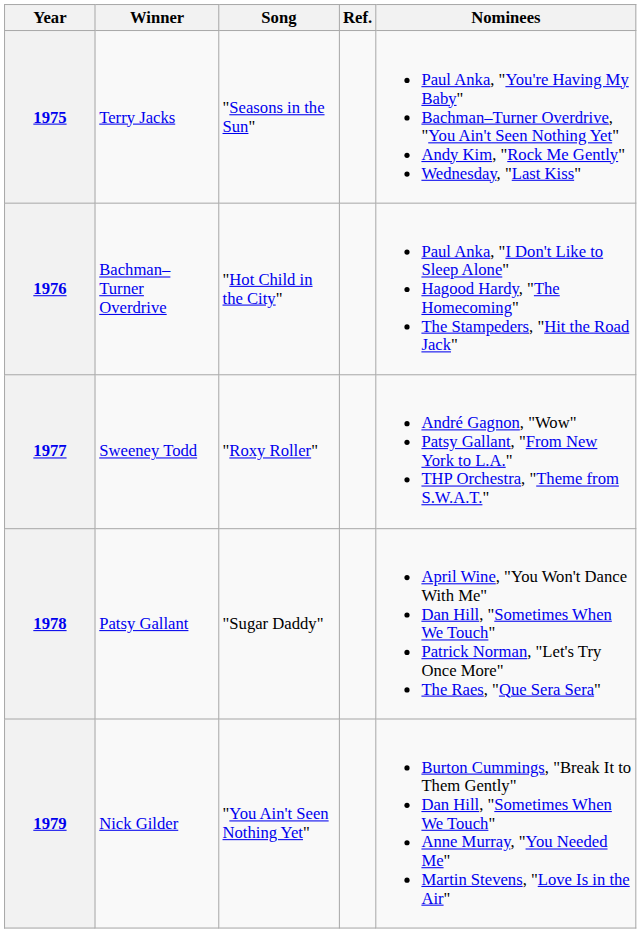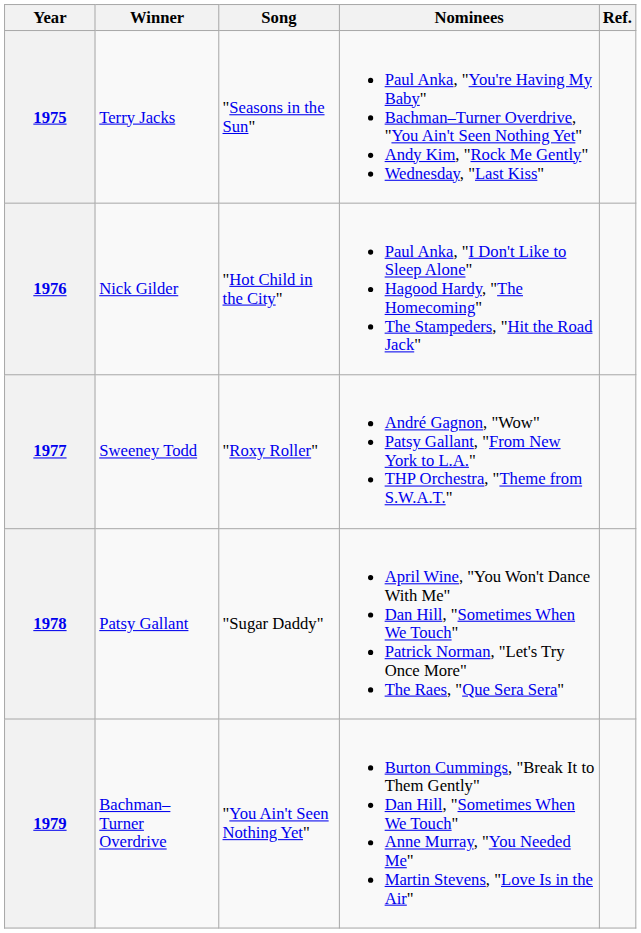columns swapped: (506, 17) <-> (358, 17)
(135, 288) Bachman–Turner Overdrive -> (139, 288) Nick Gilder
(139, 823) Nick Gilder -> (135, 823) Bachman–Turner Overdrive
